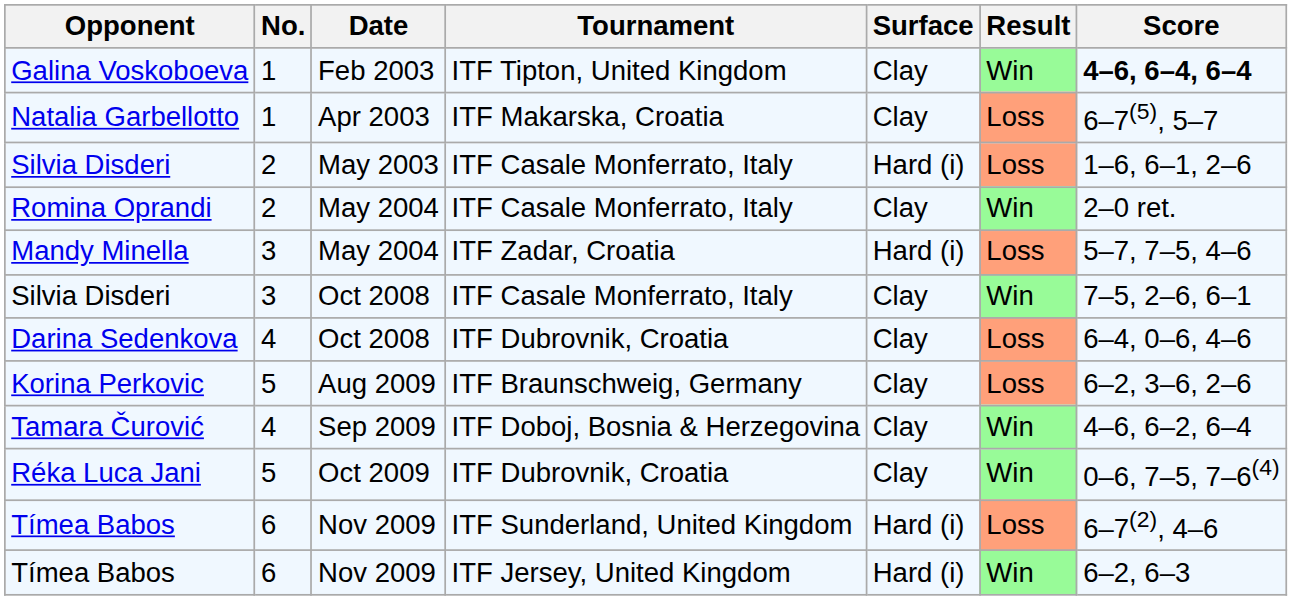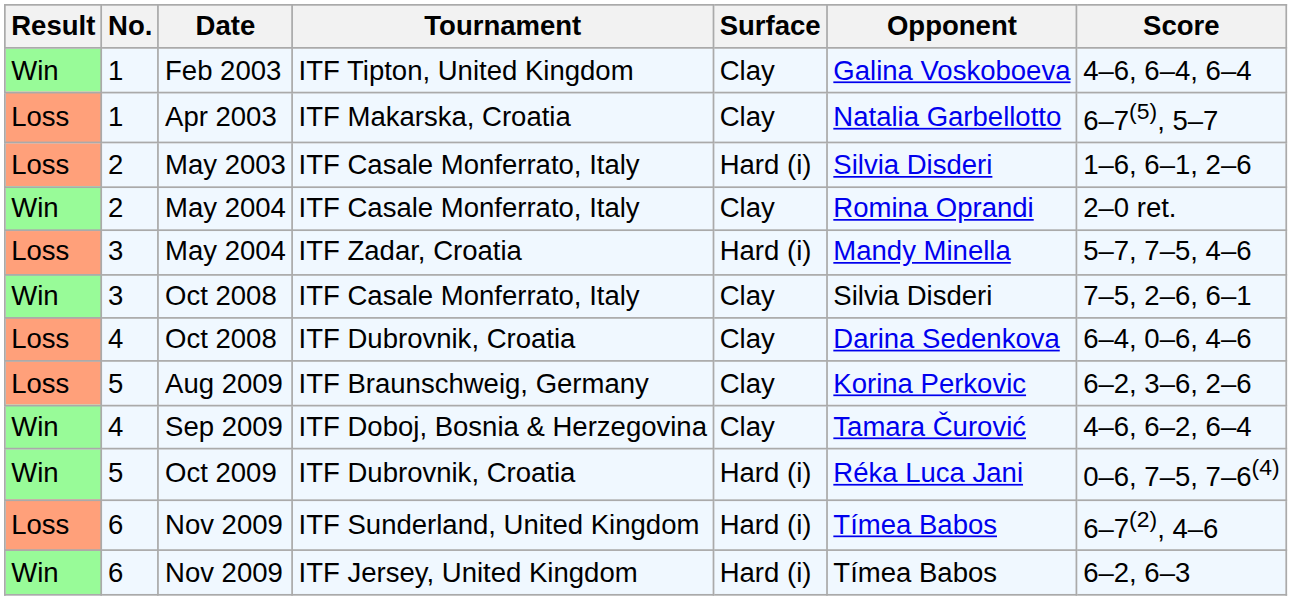columns swapped: (1028, 26) <-> (130, 26)
(1167, 69) bold -> (1167, 69) normal
(900, 473) Clay -> (766, 473) Hard (i)
